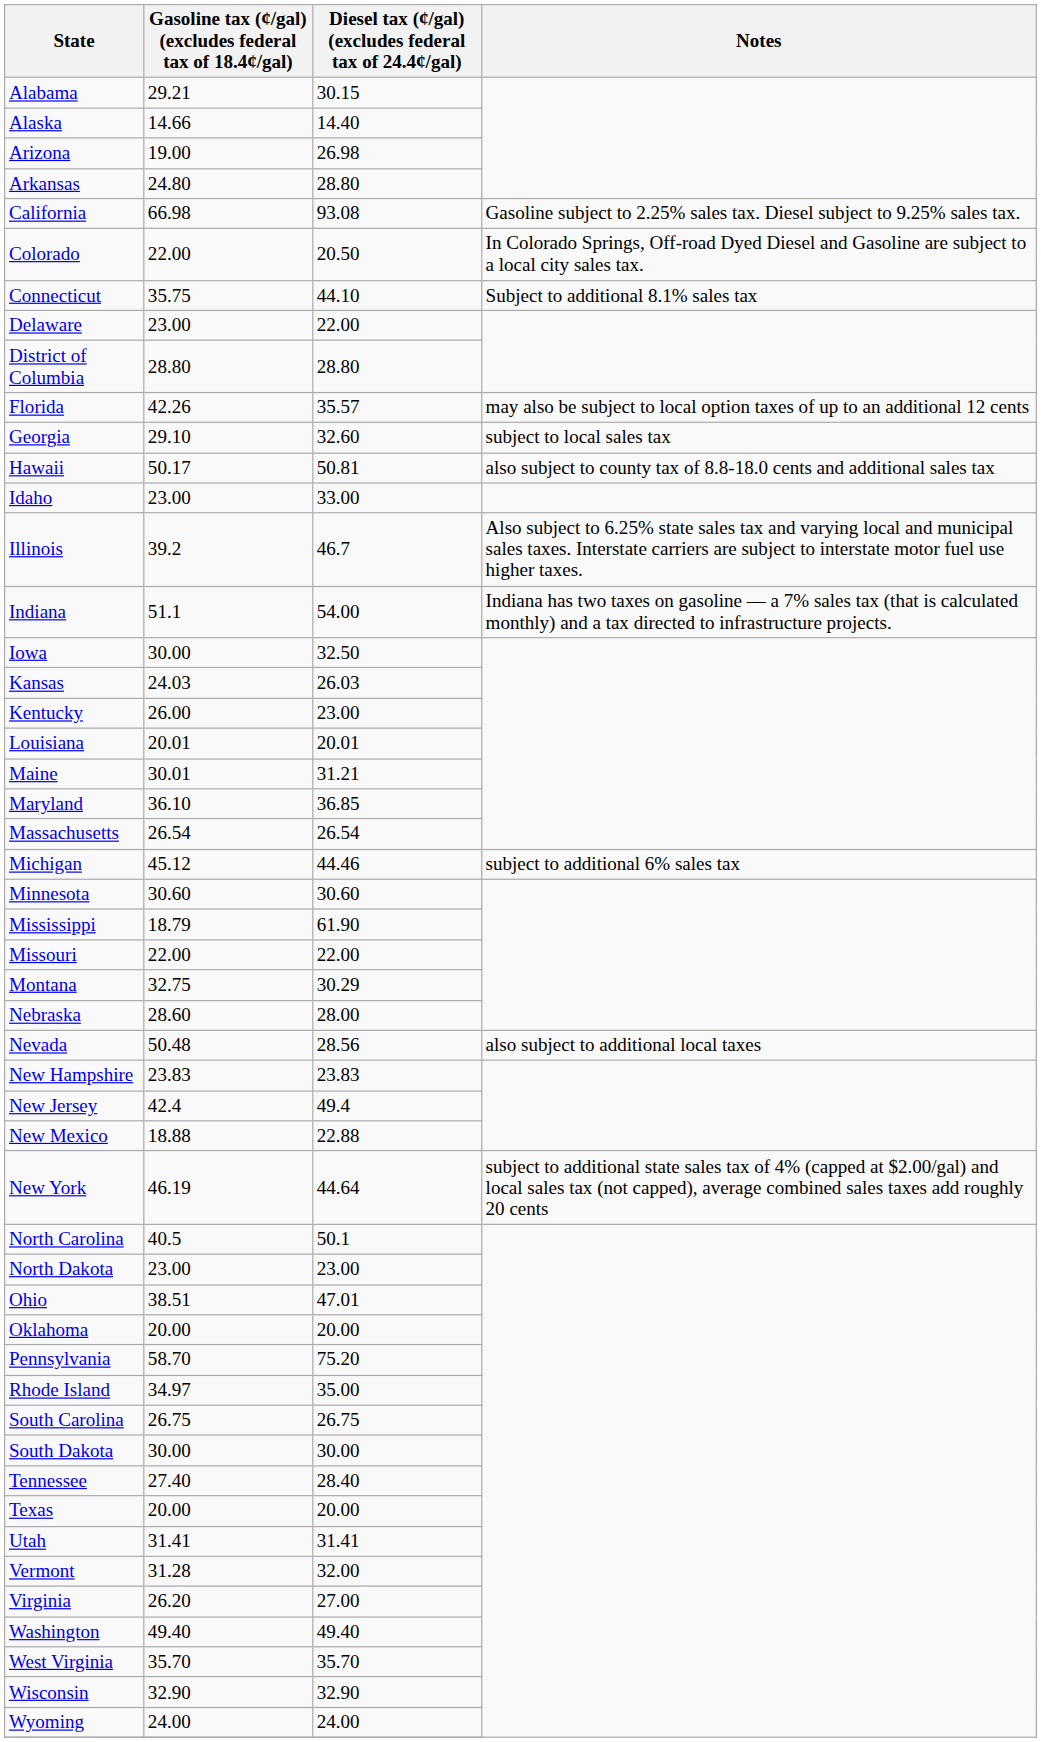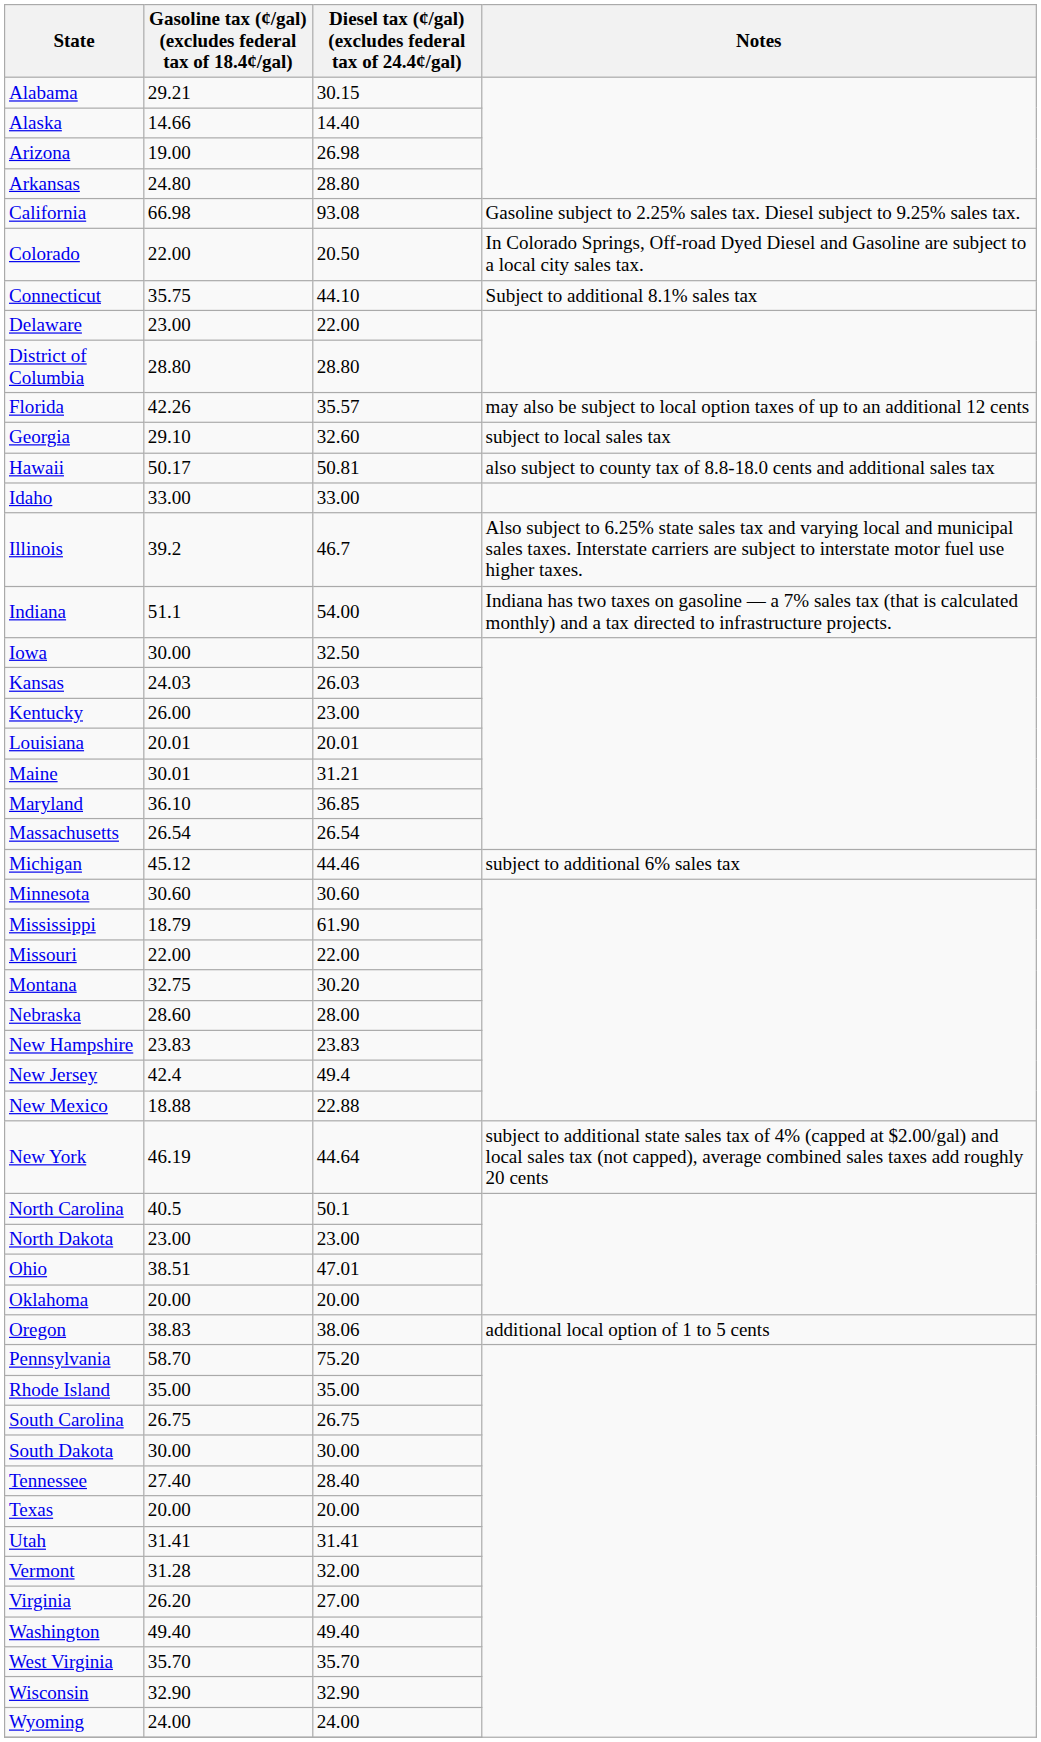(169, 497) 23.00 -> (169, 497) 33.00
(338, 984) 30.29 -> (338, 984) 30.20
- row: (38, 1045)
+ row: (38, 1329)
(169, 1390) 34.97 -> (169, 1390) 35.00
